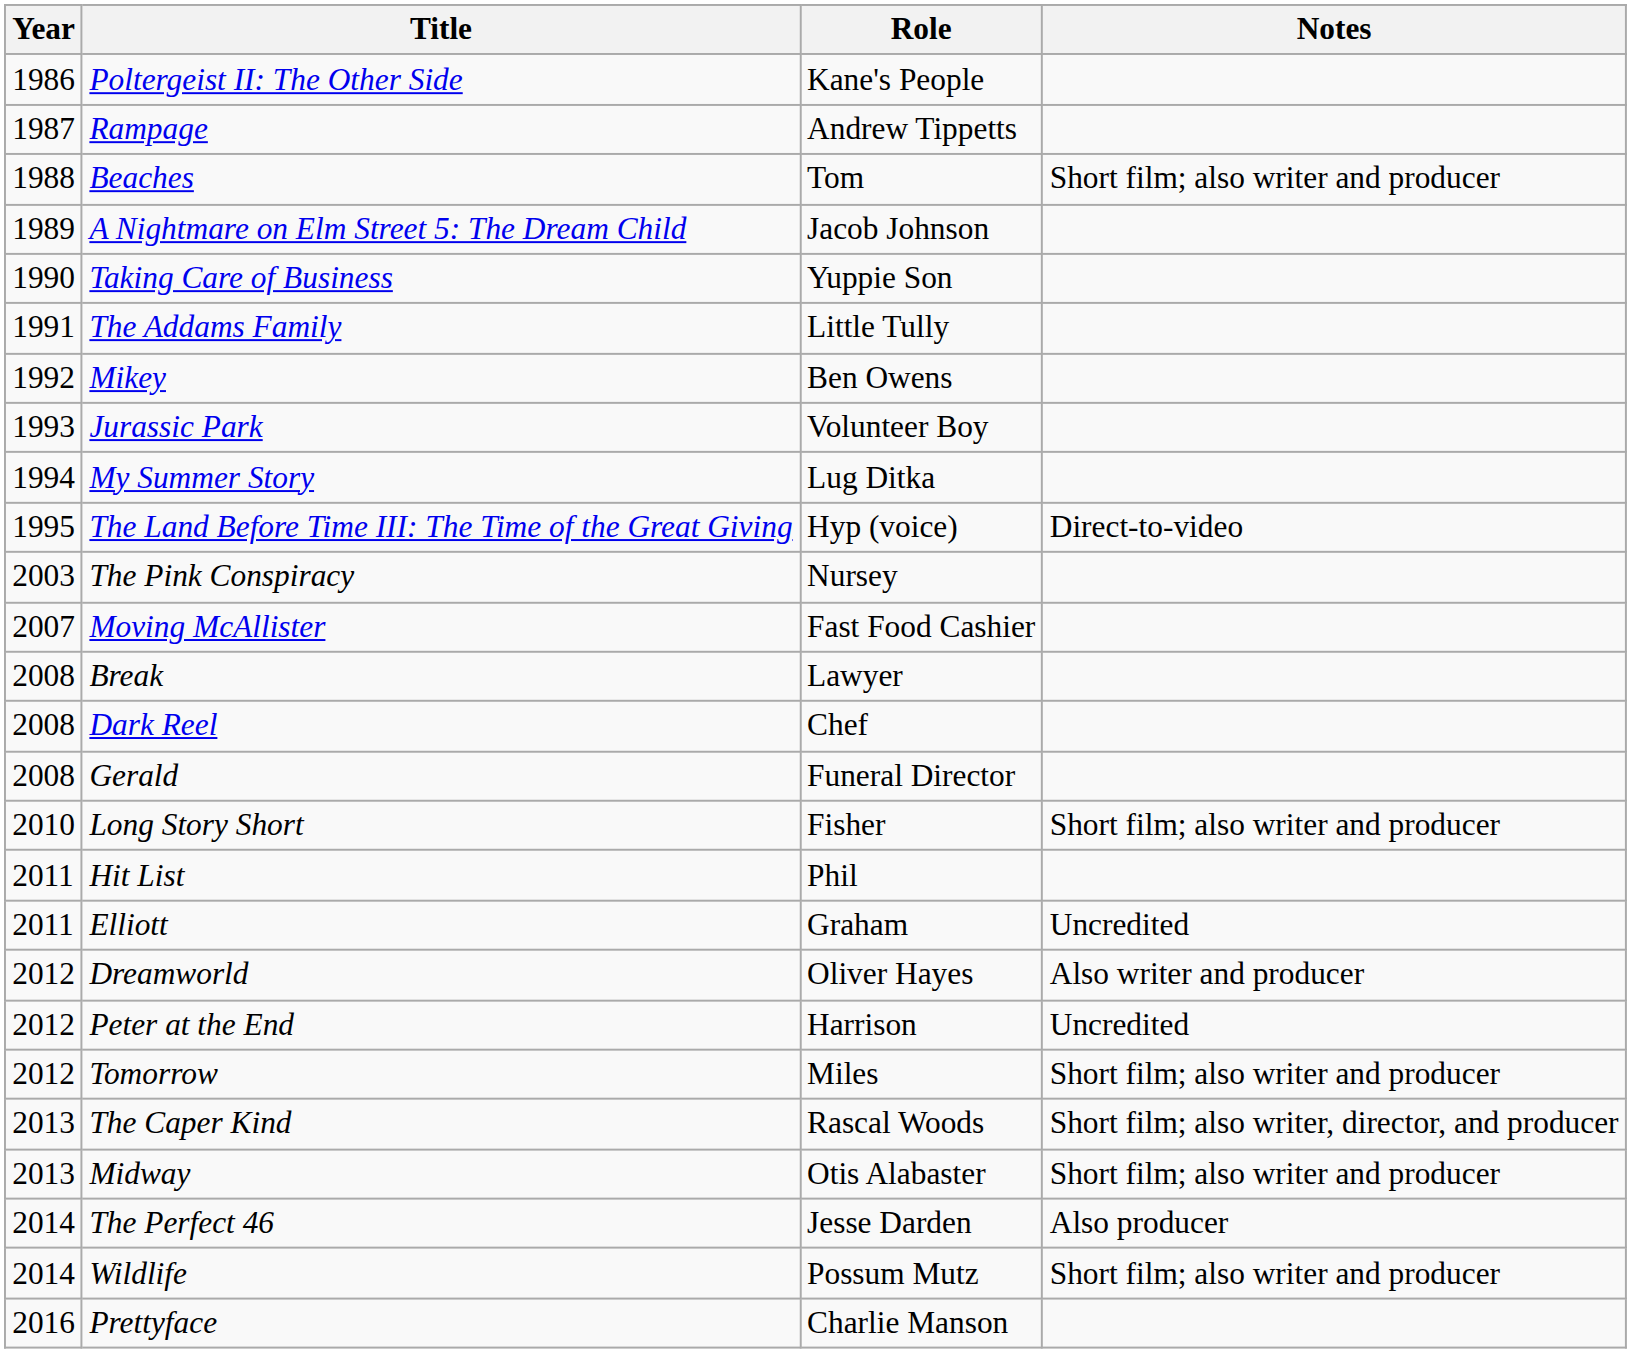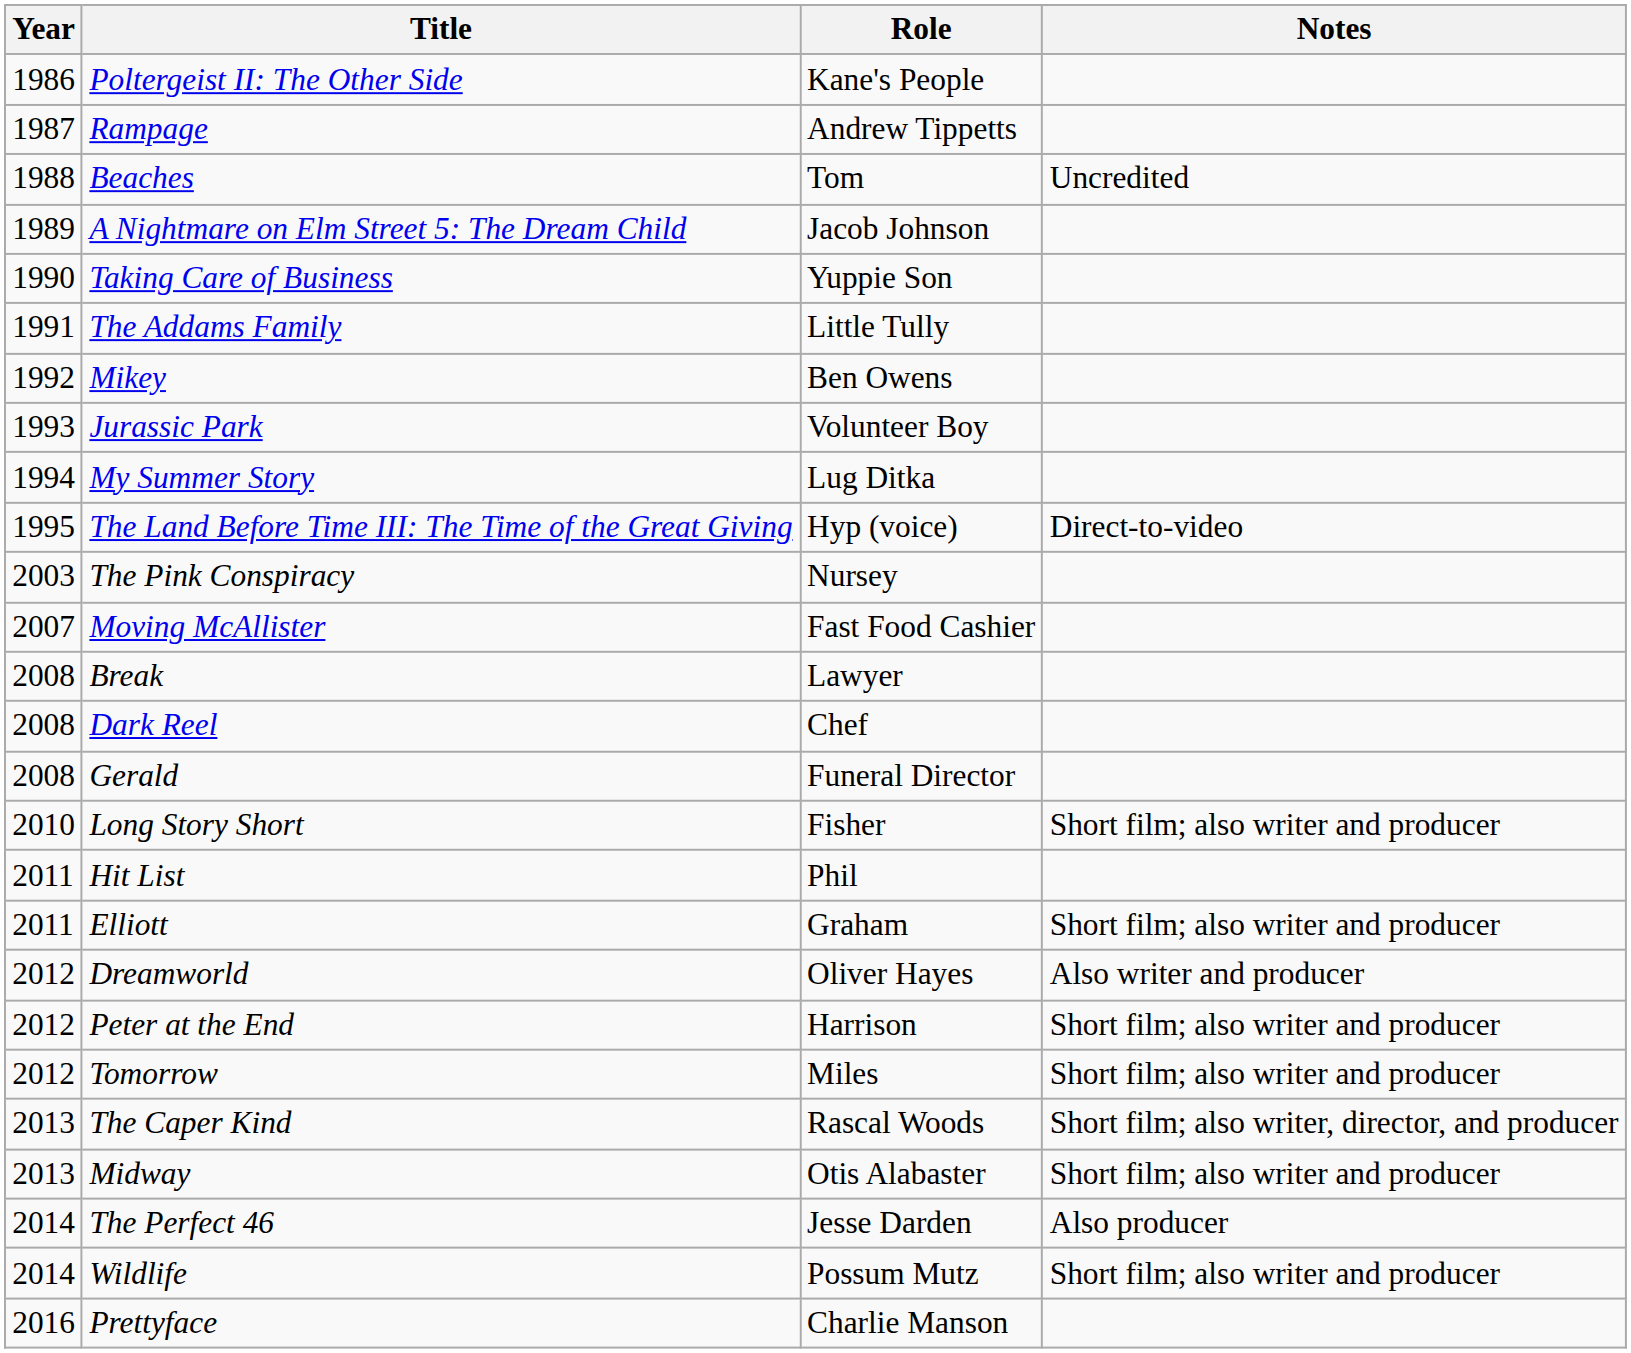(1275, 178) Short film; also writer and producer -> (1119, 178) Uncredited
(1119, 924) Uncredited -> (1275, 924) Short film; also writer and producer
(1119, 1024) Uncredited -> (1275, 1024) Short film; also writer and producer
